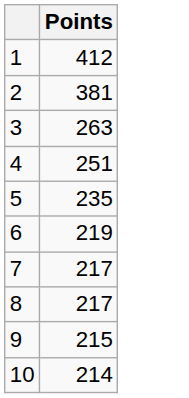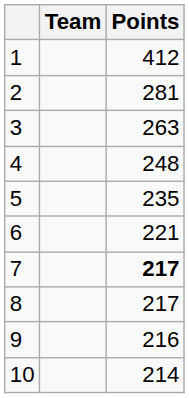+ column: (73, 22)
(94, 92) 381 -> (161, 92) 281
(94, 163) 251 -> (161, 163) 248
(94, 233) 219 -> (161, 233) 221
(94, 269) normal -> (161, 269) bold
(94, 339) 215 -> (161, 339) 216
